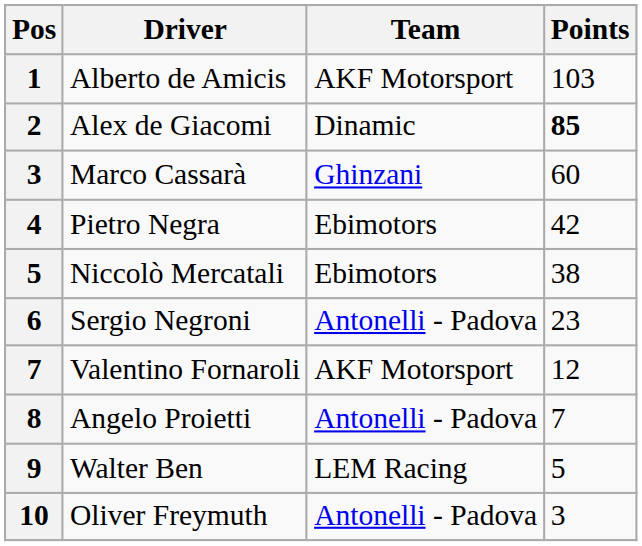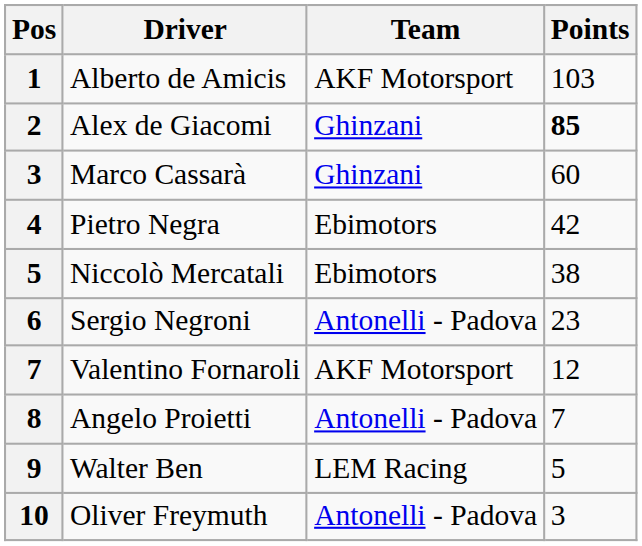(365, 126) Dinamic -> (368, 126) Ghinzani
